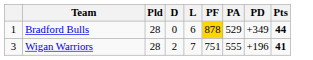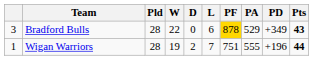+ column: (174, 13)
(14, 30) 1 -> (14, 30) 3
(281, 30) 44 -> (299, 30) 43
(14, 47) 3 -> (14, 47) 1
(281, 47) 41 -> (299, 47) 44
